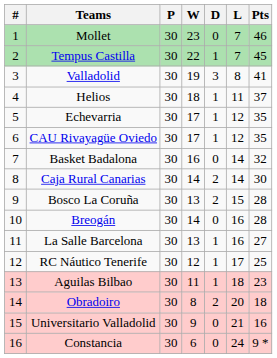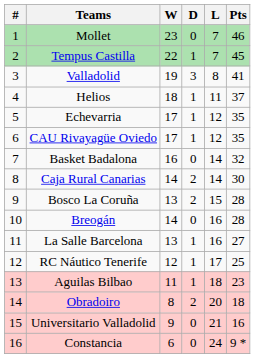- column: (171, 14)
